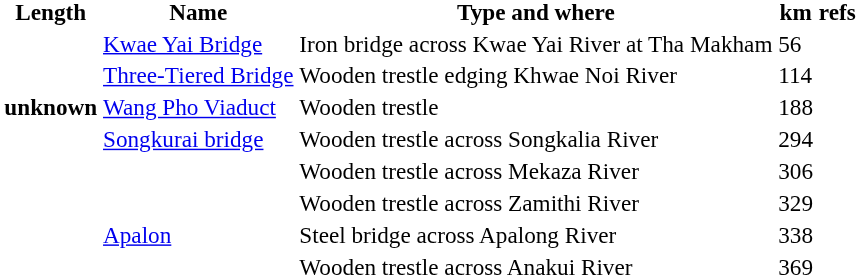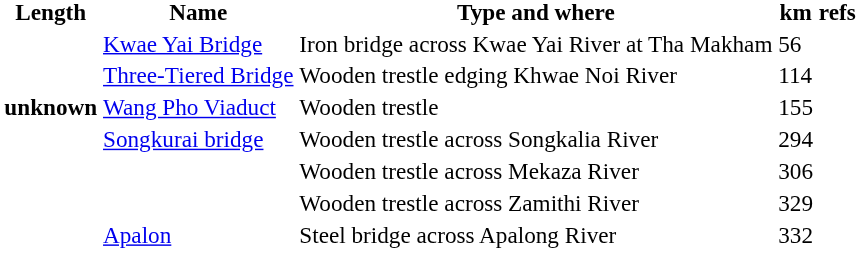(796, 107) 188 -> (796, 107) 155
(796, 235) 338 -> (796, 235) 332
- row: (466, 267)
